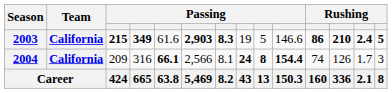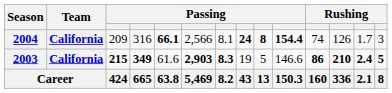rows swapped: (25, 39) <-> (25, 59)
